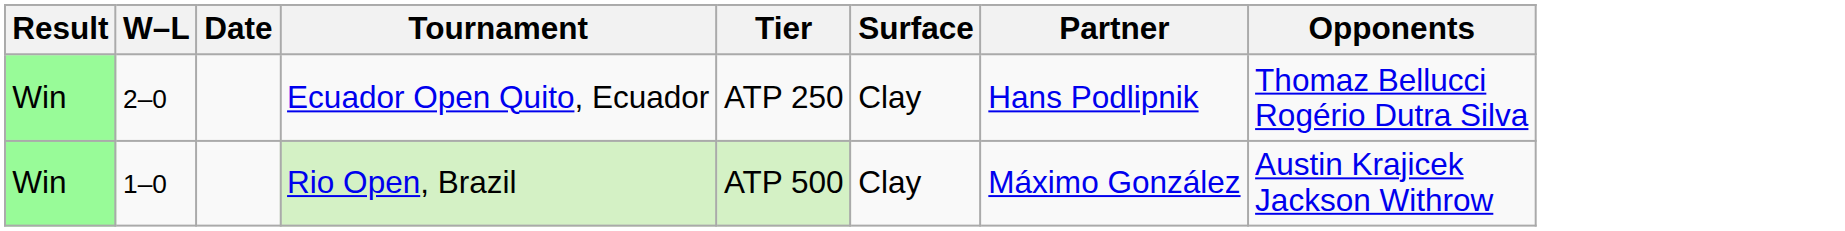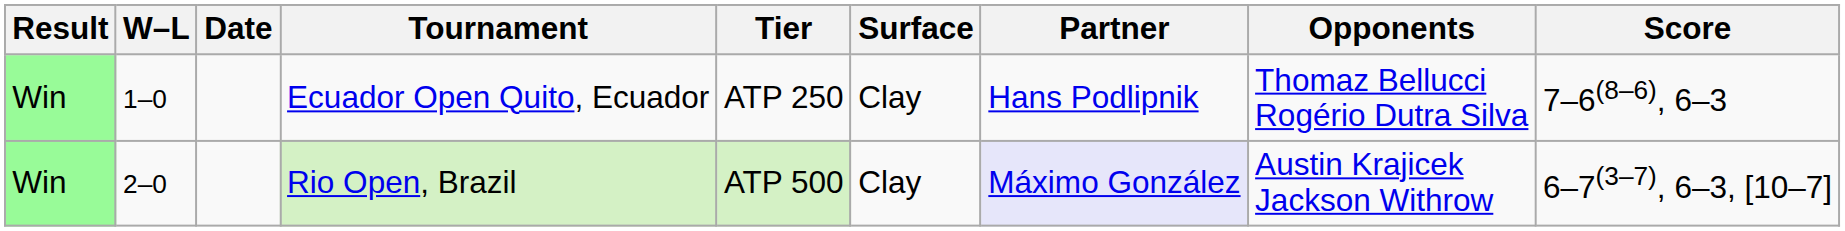+ column: (1688, 29)
(145, 99) 2–0 -> (145, 99) 1–0
(145, 184) 1–0 -> (145, 184) 2–0
(1114, 182) no background -> (1114, 182) lavender background
